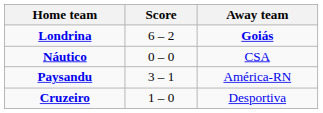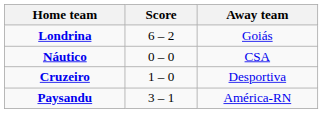(257, 35) bold -> (257, 35) normal
rows swapped: (65, 77) <-> (65, 98)
